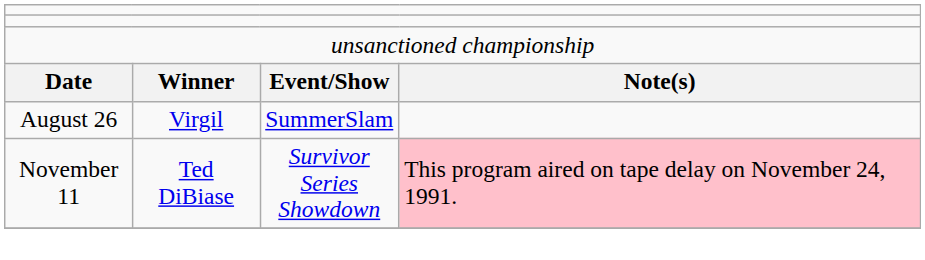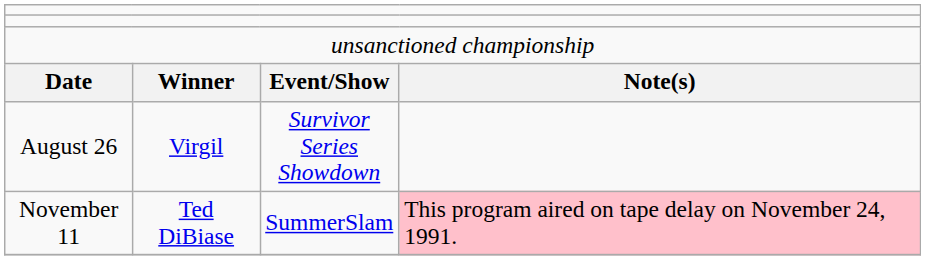(329, 119) SummerSlam -> (329, 145) Survivor Series Showdown
(329, 183) Survivor Series Showdown -> (329, 222) SummerSlam
